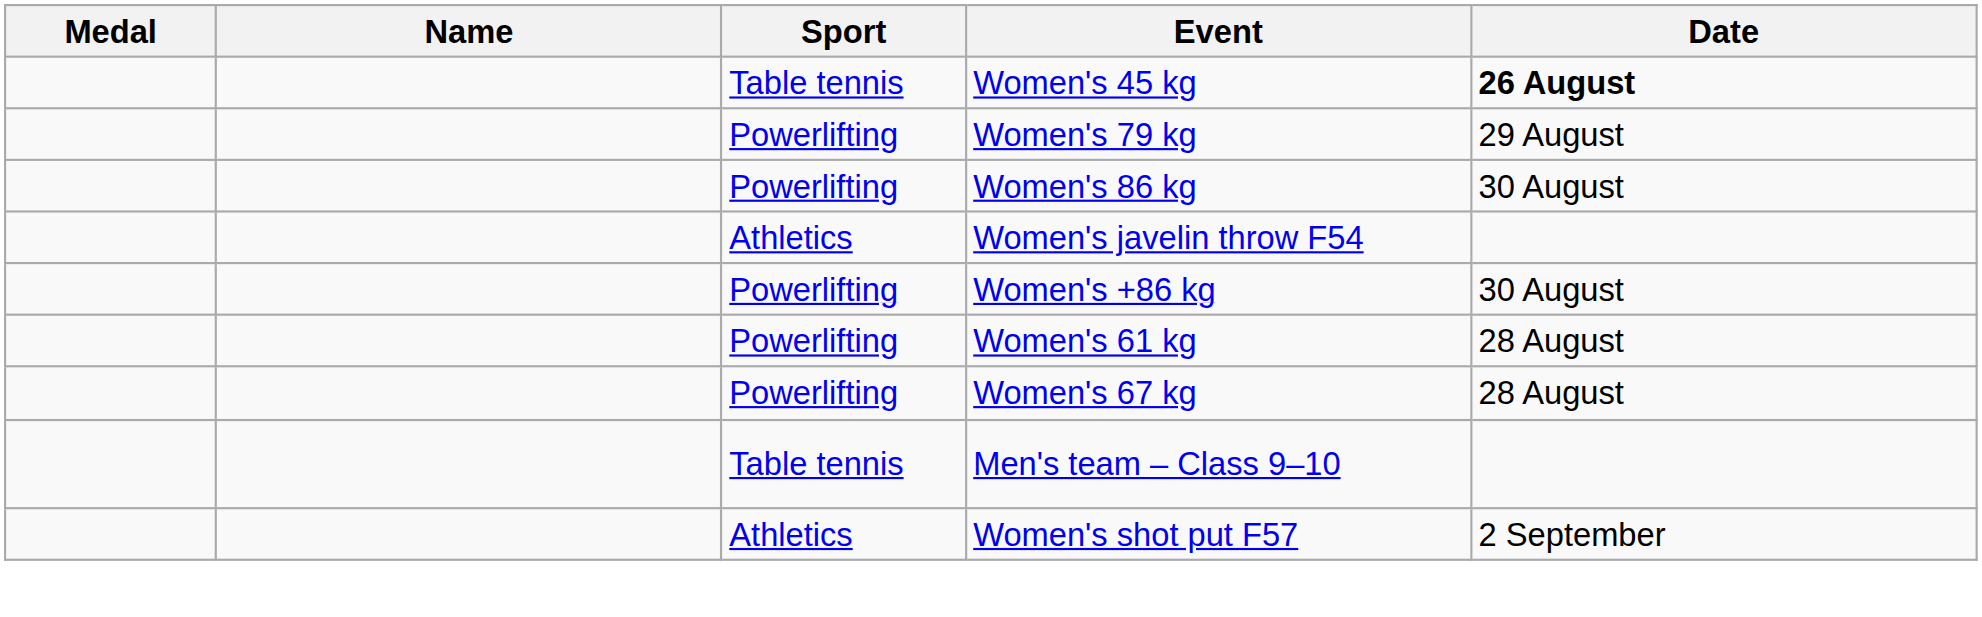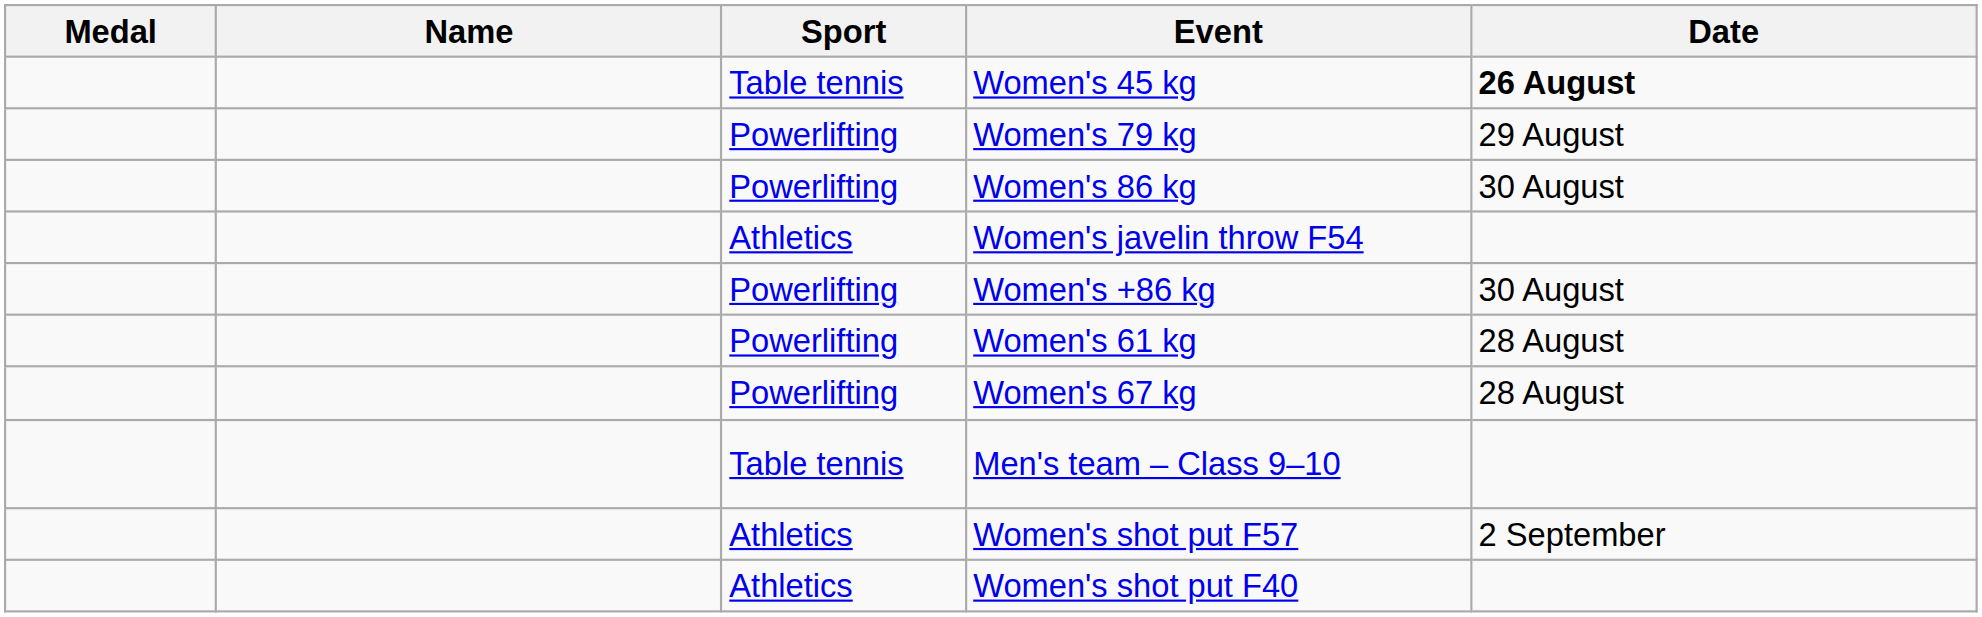+ row: (1136, 585)
